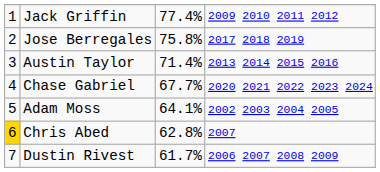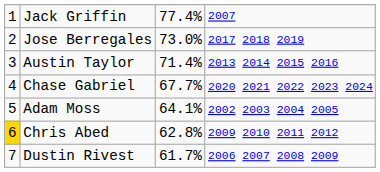(273, 16) 2009 2010 2011 2012 -> (222, 16) 2007
(180, 40) 75.8% -> (180, 40) 73.0%
(222, 133) 2007 -> (273, 133) 2009 2010 2011 2012
